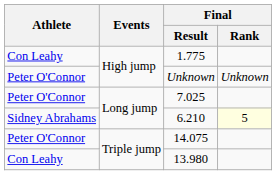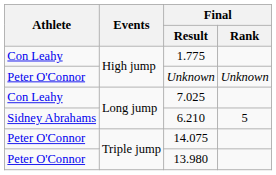(46, 97) Peter O'Connor -> (35, 97) Con Leahy
(245, 118) lightyellow background -> (245, 118) no background
(35, 159) Con Leahy -> (46, 159) Peter O'Connor
